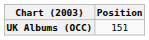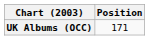(120, 28) 151 -> (120, 28) 171
